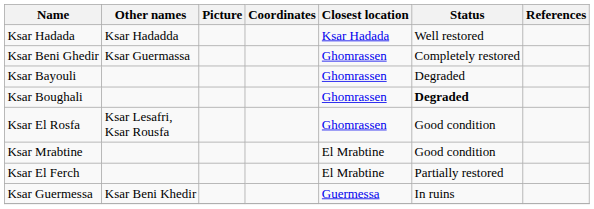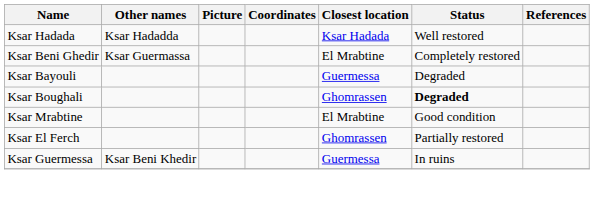(354, 55) Ghomrassen -> (353, 55) El Mrabtine
(354, 76) Ghomrassen -> (351, 76) Guermessa
- row: (44, 124)
(353, 173) El Mrabtine -> (354, 138) Ghomrassen
